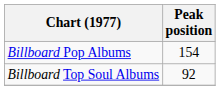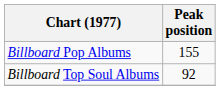(189, 52) 154 -> (189, 52) 155
